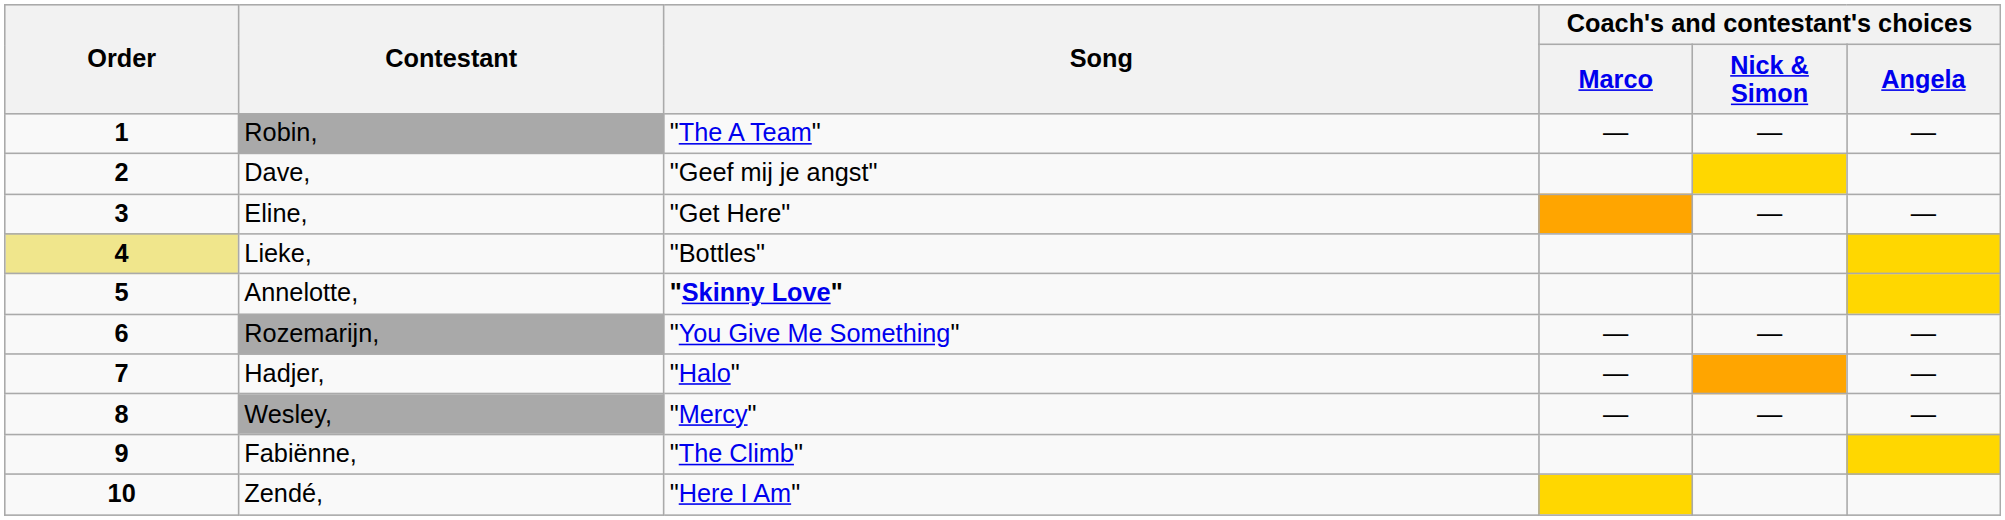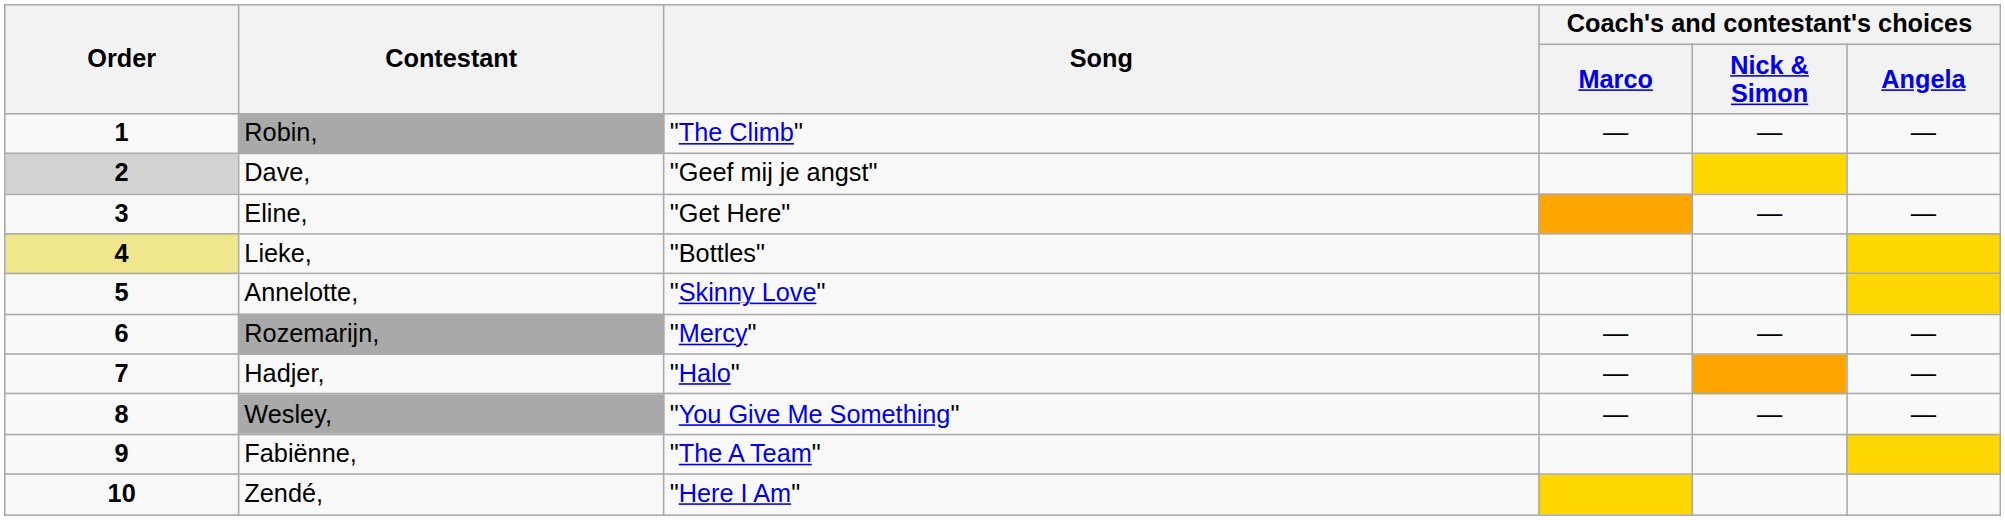(745, 133) "The A Team" -> (736, 133) "The Climb"
(122, 173) no background -> (122, 173) lightgrey background
(756, 293) bold -> (748, 293) normal
(815, 333) "You Give Me Something" -> (713, 333) "Mercy"
(713, 413) "Mercy" -> (815, 413) "You Give Me Something"
(736, 453) "The Climb" -> (745, 453) "The A Team"
